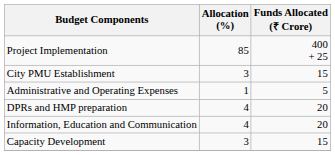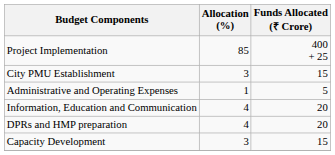rows swapped: (102, 124) <-> (67, 107)
